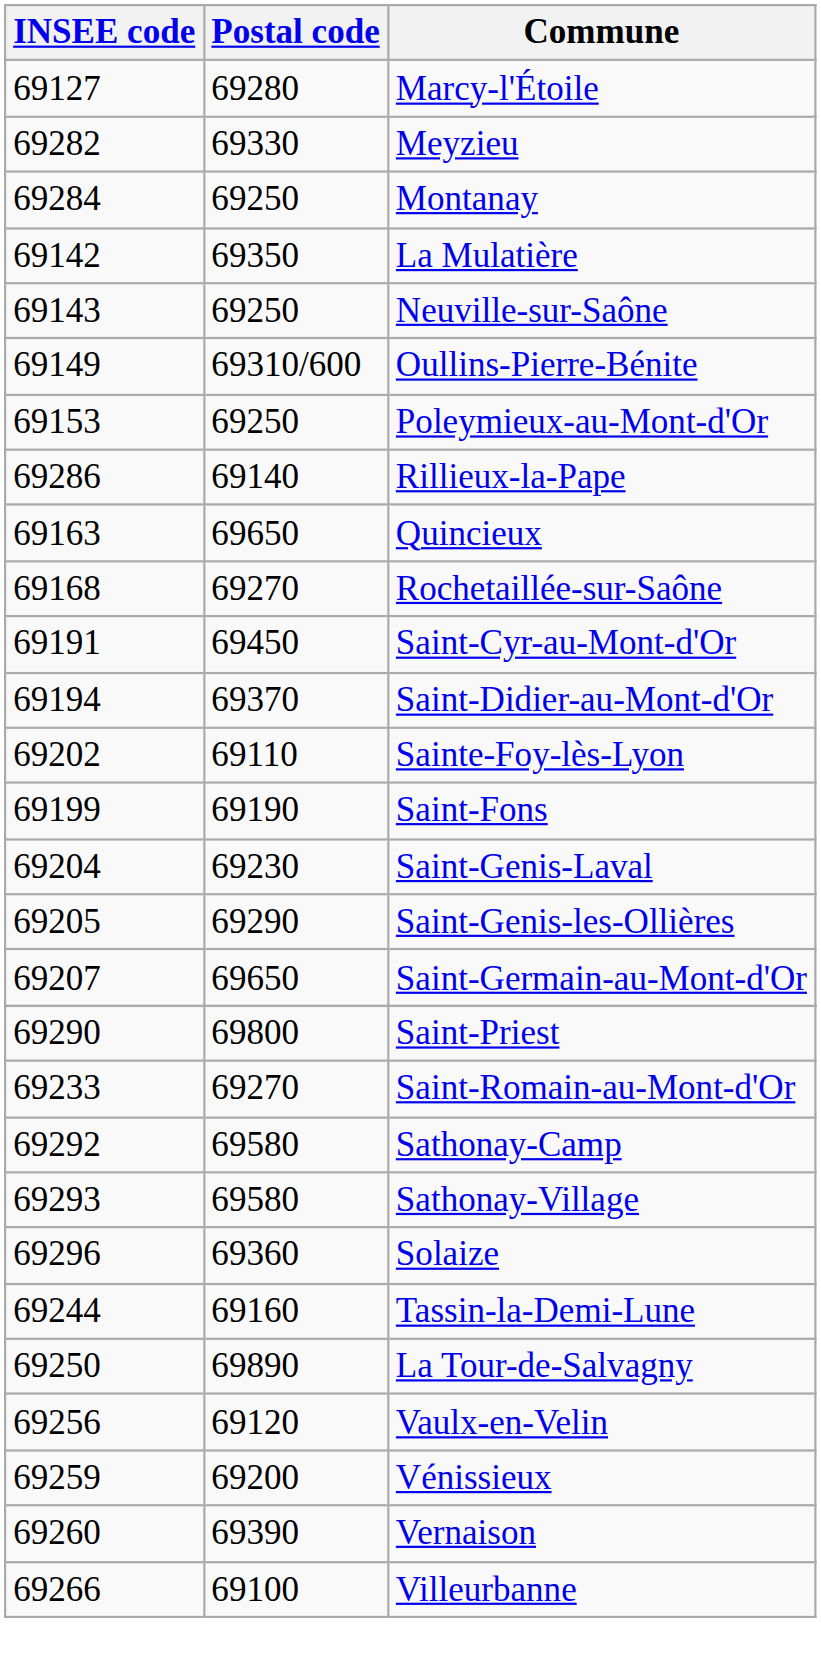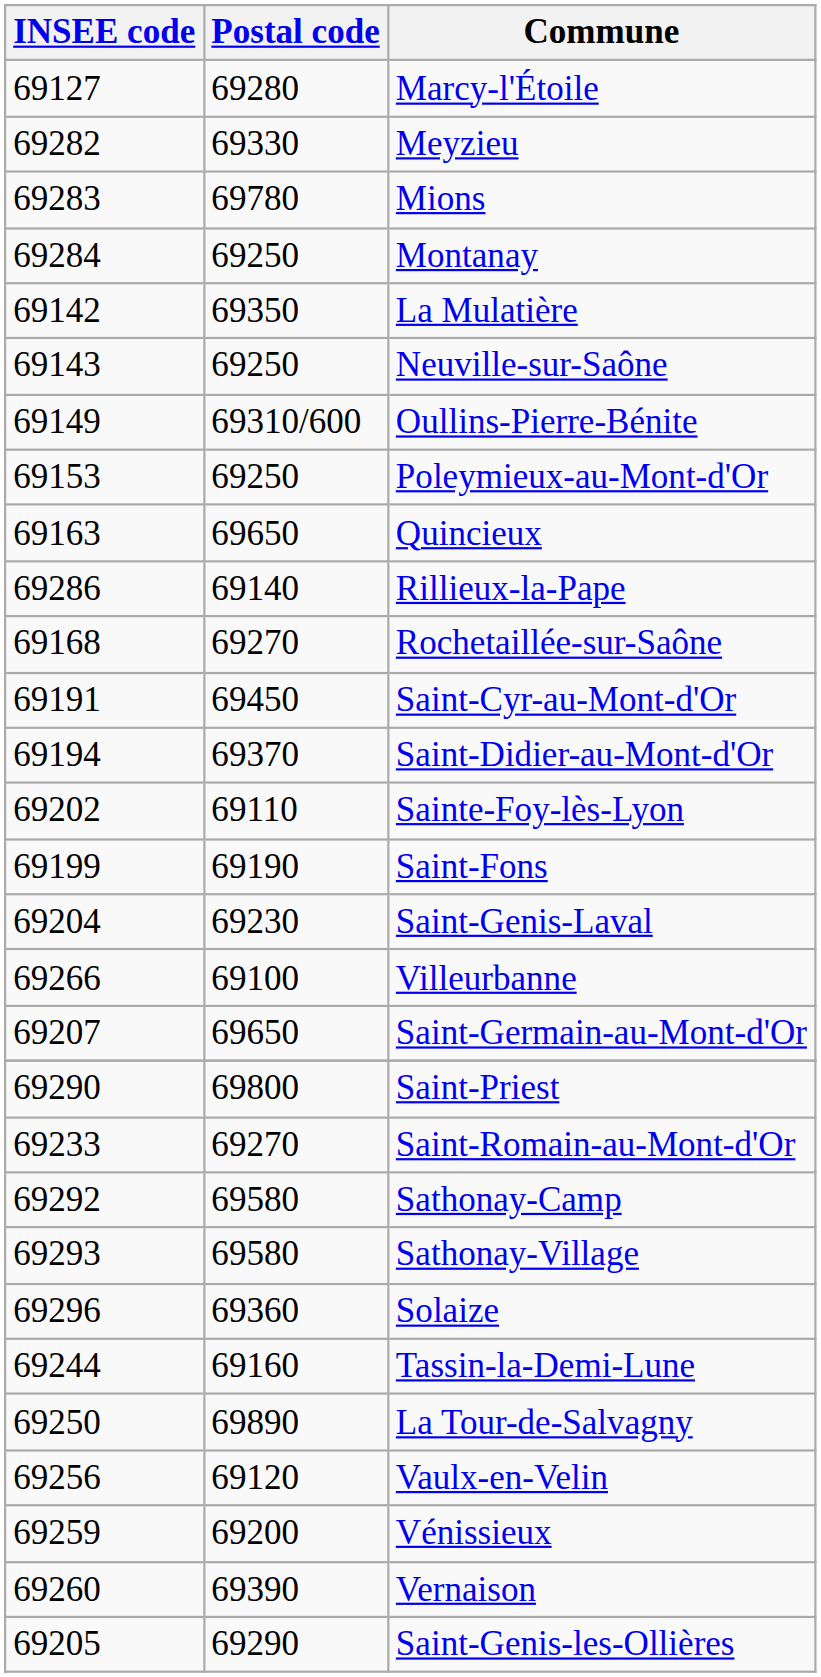+ row: (441, 198)
rows swapped: (469, 532) <-> (511, 476)
rows swapped: (565, 921) <-> (486, 1588)
